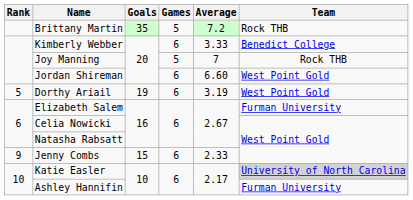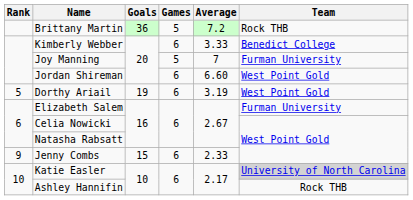(142, 28) 35 -> (142, 28) 36
(323, 60) Rock THB -> (291, 60) Furman University
(291, 187) Furman University -> (323, 187) Rock THB
